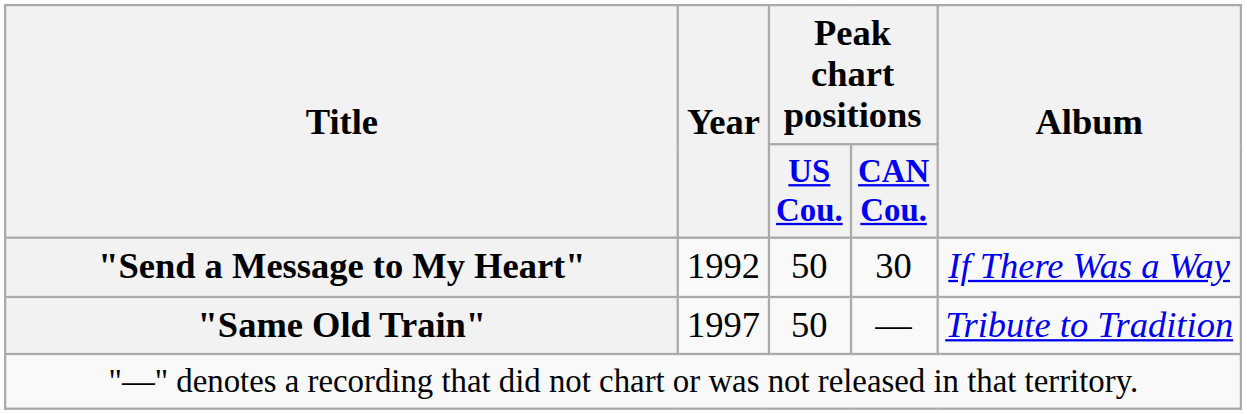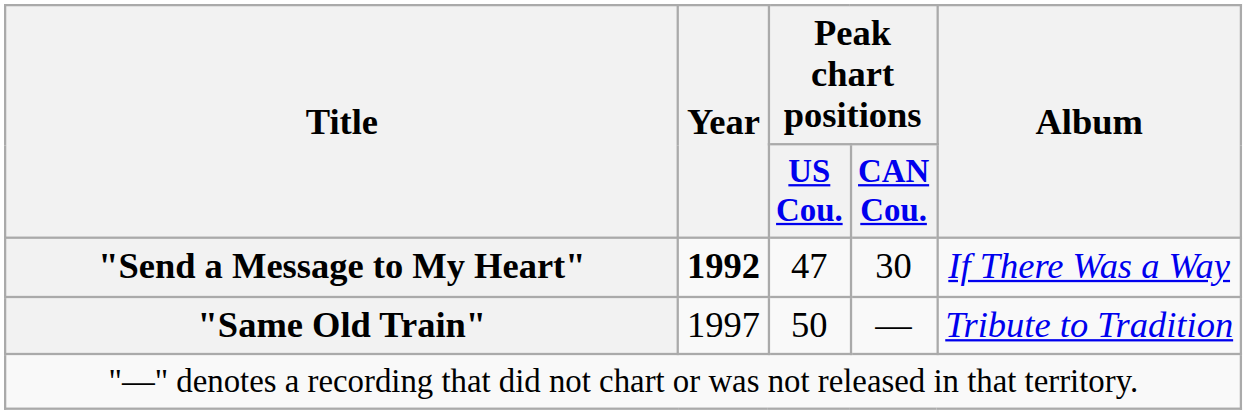(723, 266) normal -> (723, 266) bold
(809, 266) 50 -> (809, 266) 47
